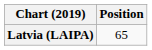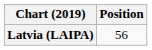(121, 34) 65 -> (121, 34) 56
